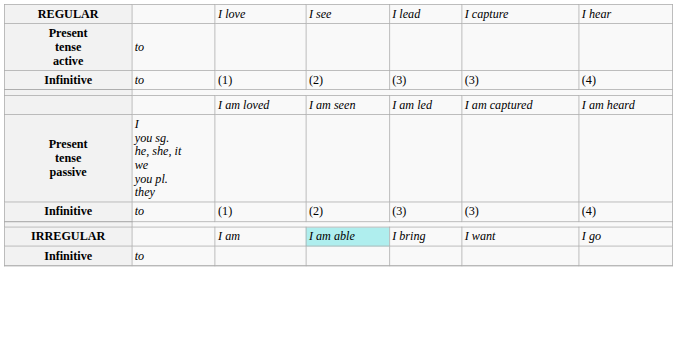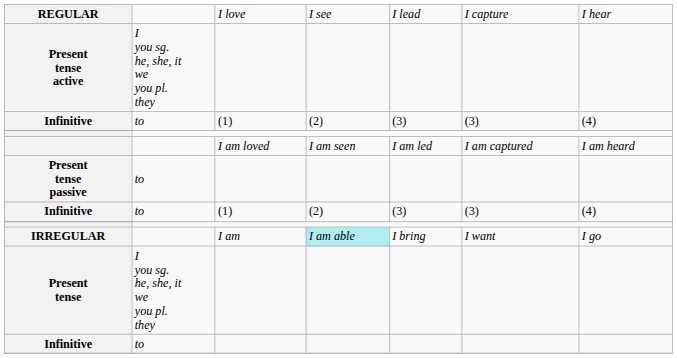(139, 47) to -> (158, 67) I you sg. he, she, it we you pl. they
(158, 158) I you sg. he, she, it we you pl. they -> (139, 178) to
+ row: (68, 290)
